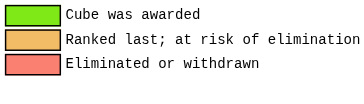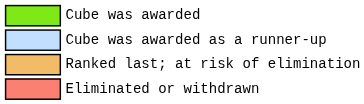+ row: (196, 40)
